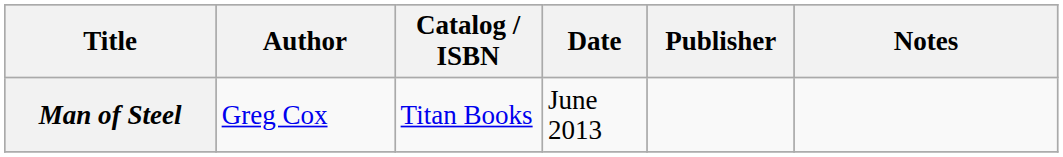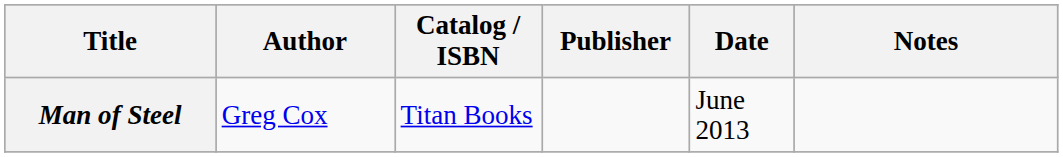columns swapped: (721, 41) <-> (594, 41)
